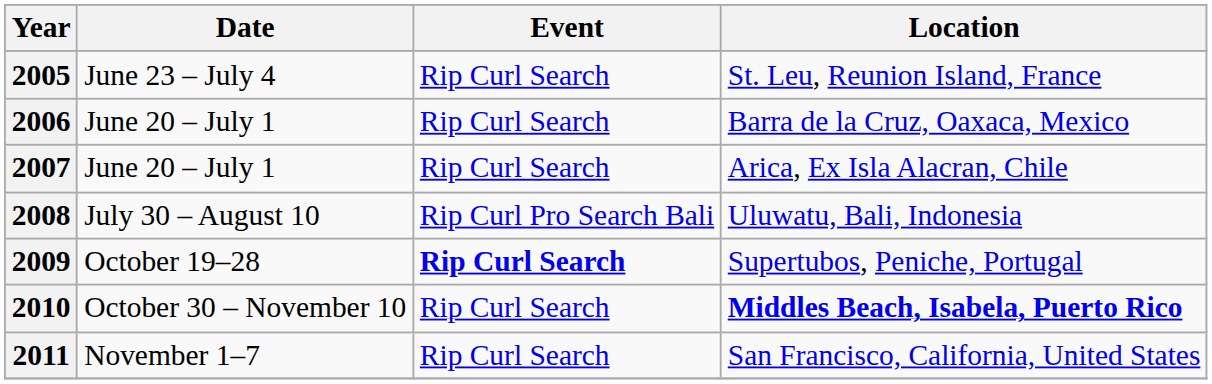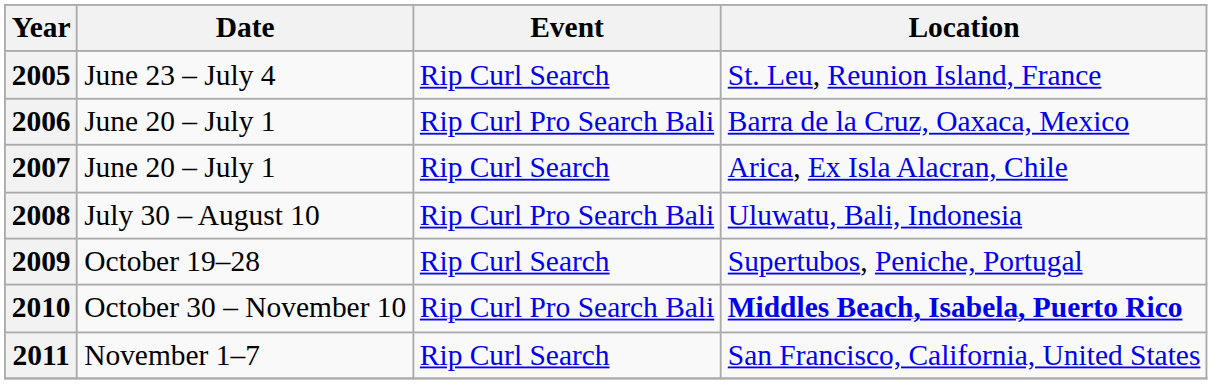(515, 121) Rip Curl Search -> (567, 121) Rip Curl Pro Search Bali
(523, 261) bold -> (515, 261) normal
(515, 307) Rip Curl Search -> (567, 307) Rip Curl Pro Search Bali
